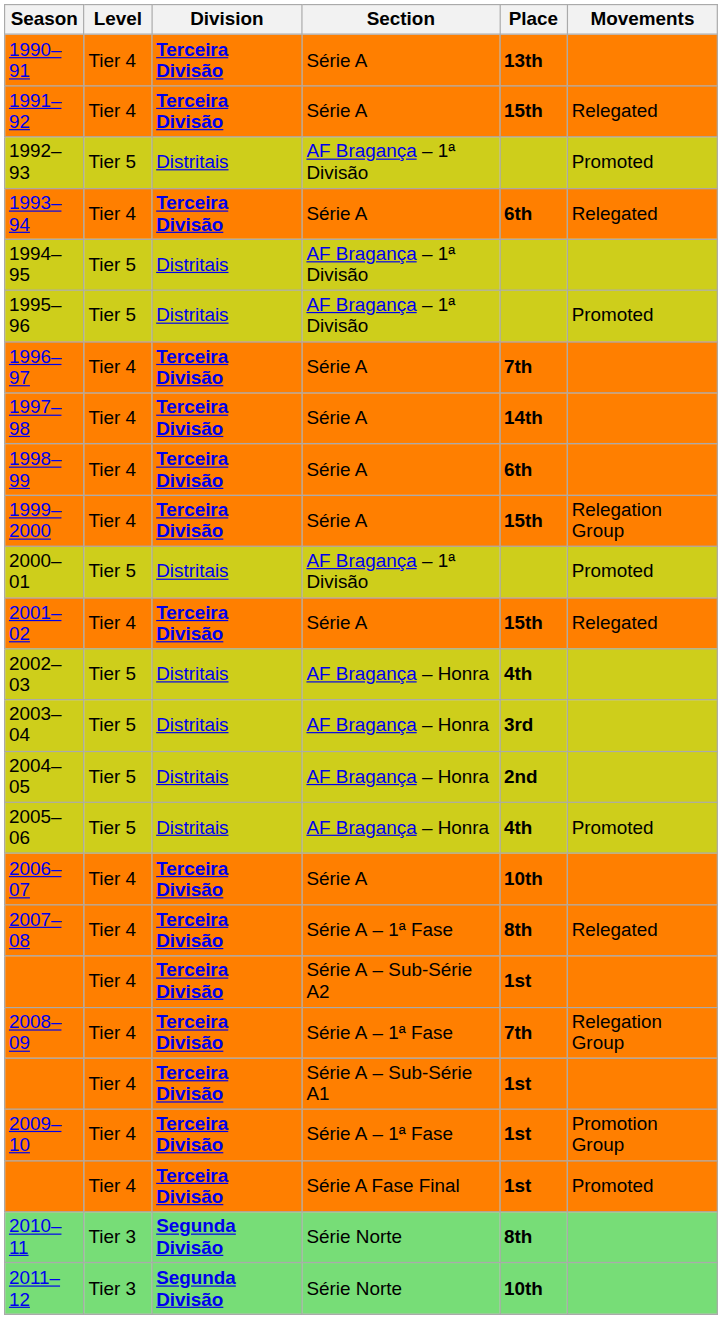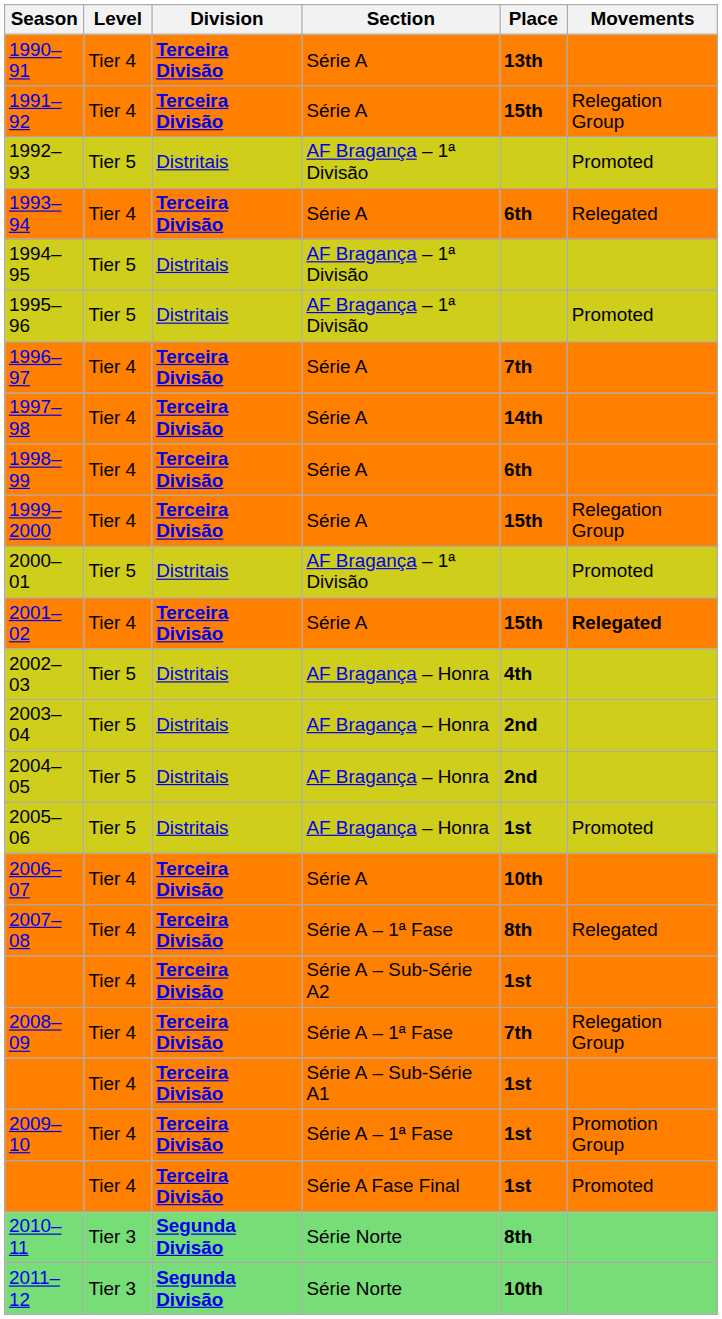(615, 111) Relegated -> (617, 111) Relegation Group
(615, 623) normal -> (617, 623) bold
(519, 725) 3rd -> (521, 725) 2nd
(518, 827) 4th -> (518, 827) 1st
